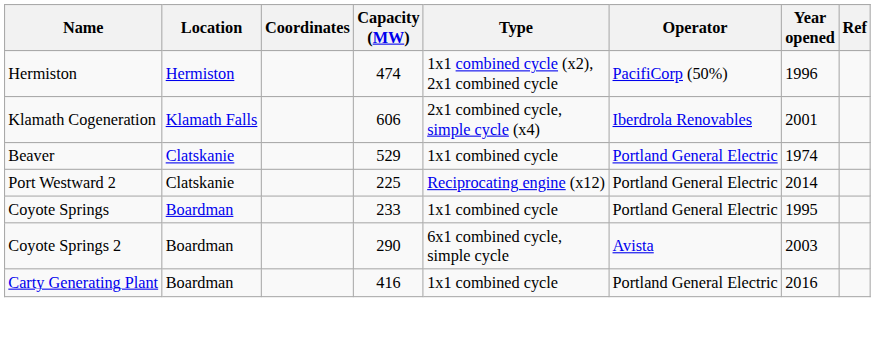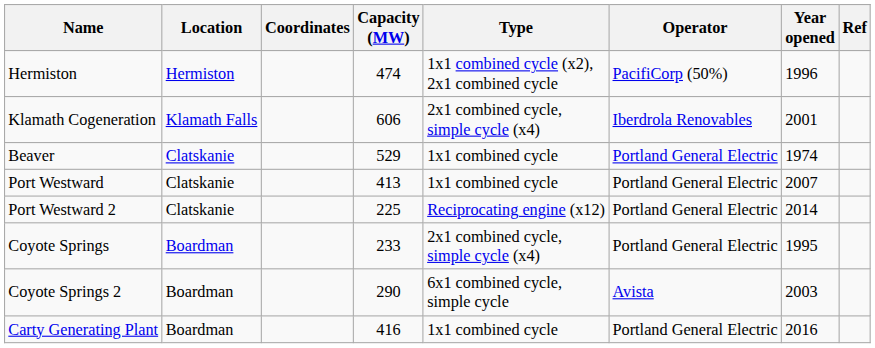+ row: (56, 183)
(493, 209) 1x1 combined cycle -> (495, 246) 2x1 combined cycle, simple cycle (x4)
